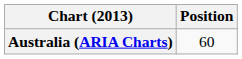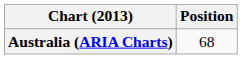(207, 41) 60 -> (207, 41) 68
